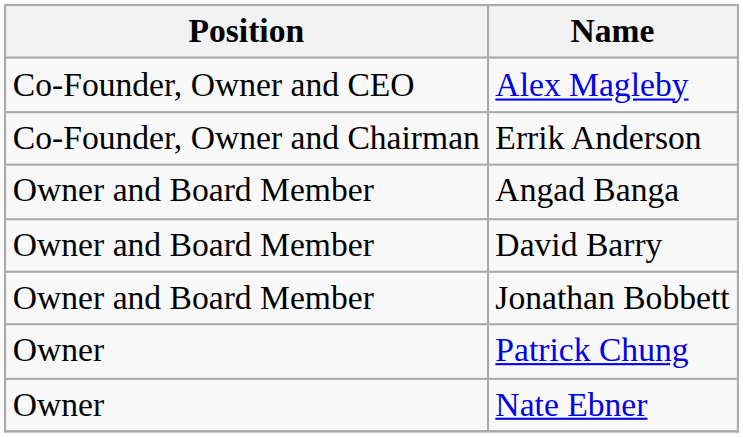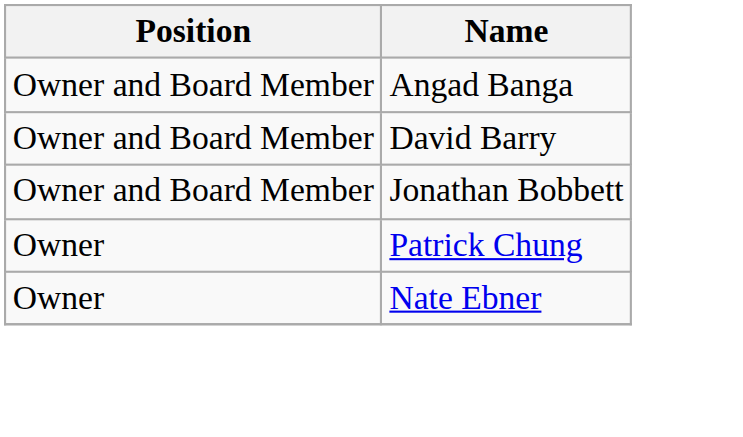- row: (592, 84)
- row: (598, 137)
